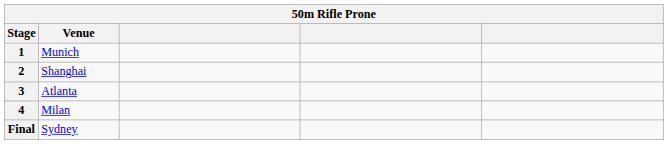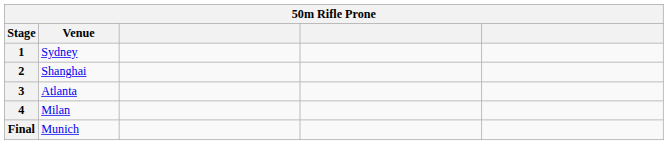(60, 52) Munich -> (59, 52) Sydney
(59, 129) Sydney -> (60, 129) Munich
